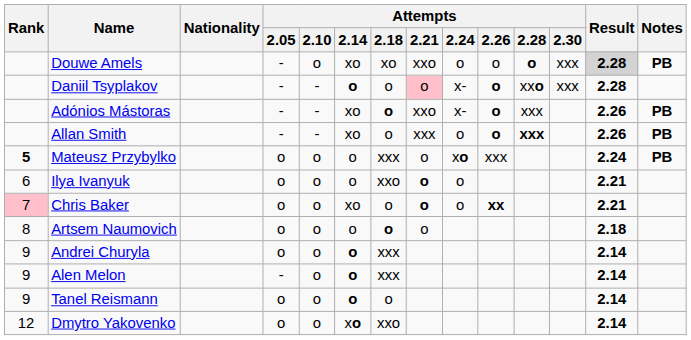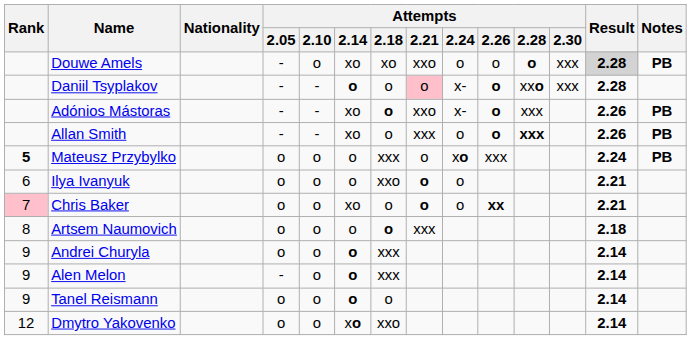(424, 228) o -> (424, 228) xxx
